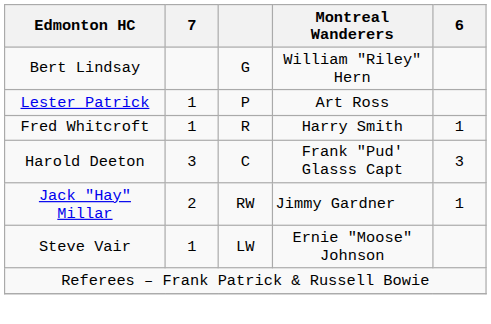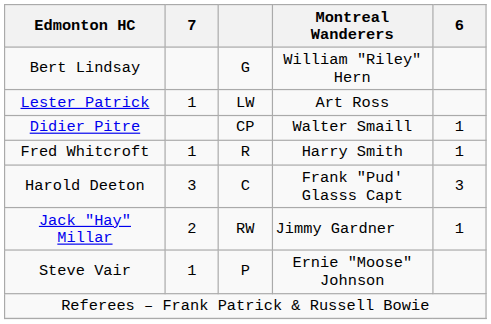(245, 102) P -> (245, 102) LW
+ row: (85, 127)
(245, 247) LW -> (245, 272) P
